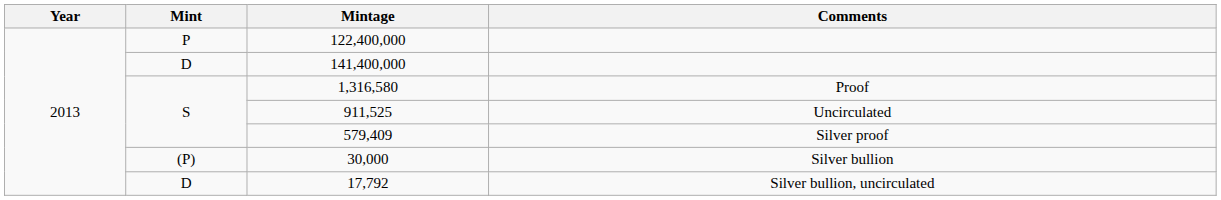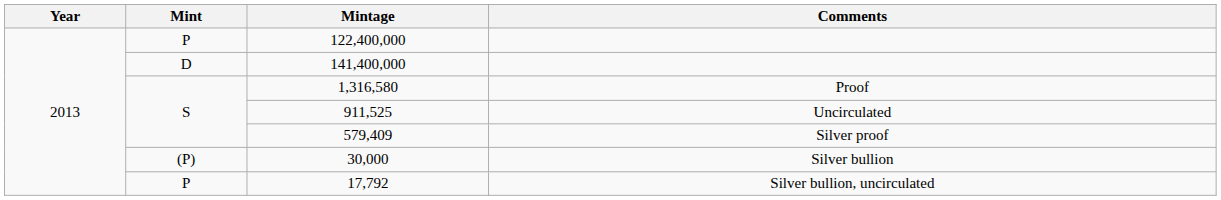(186, 183) D -> (186, 183) P
